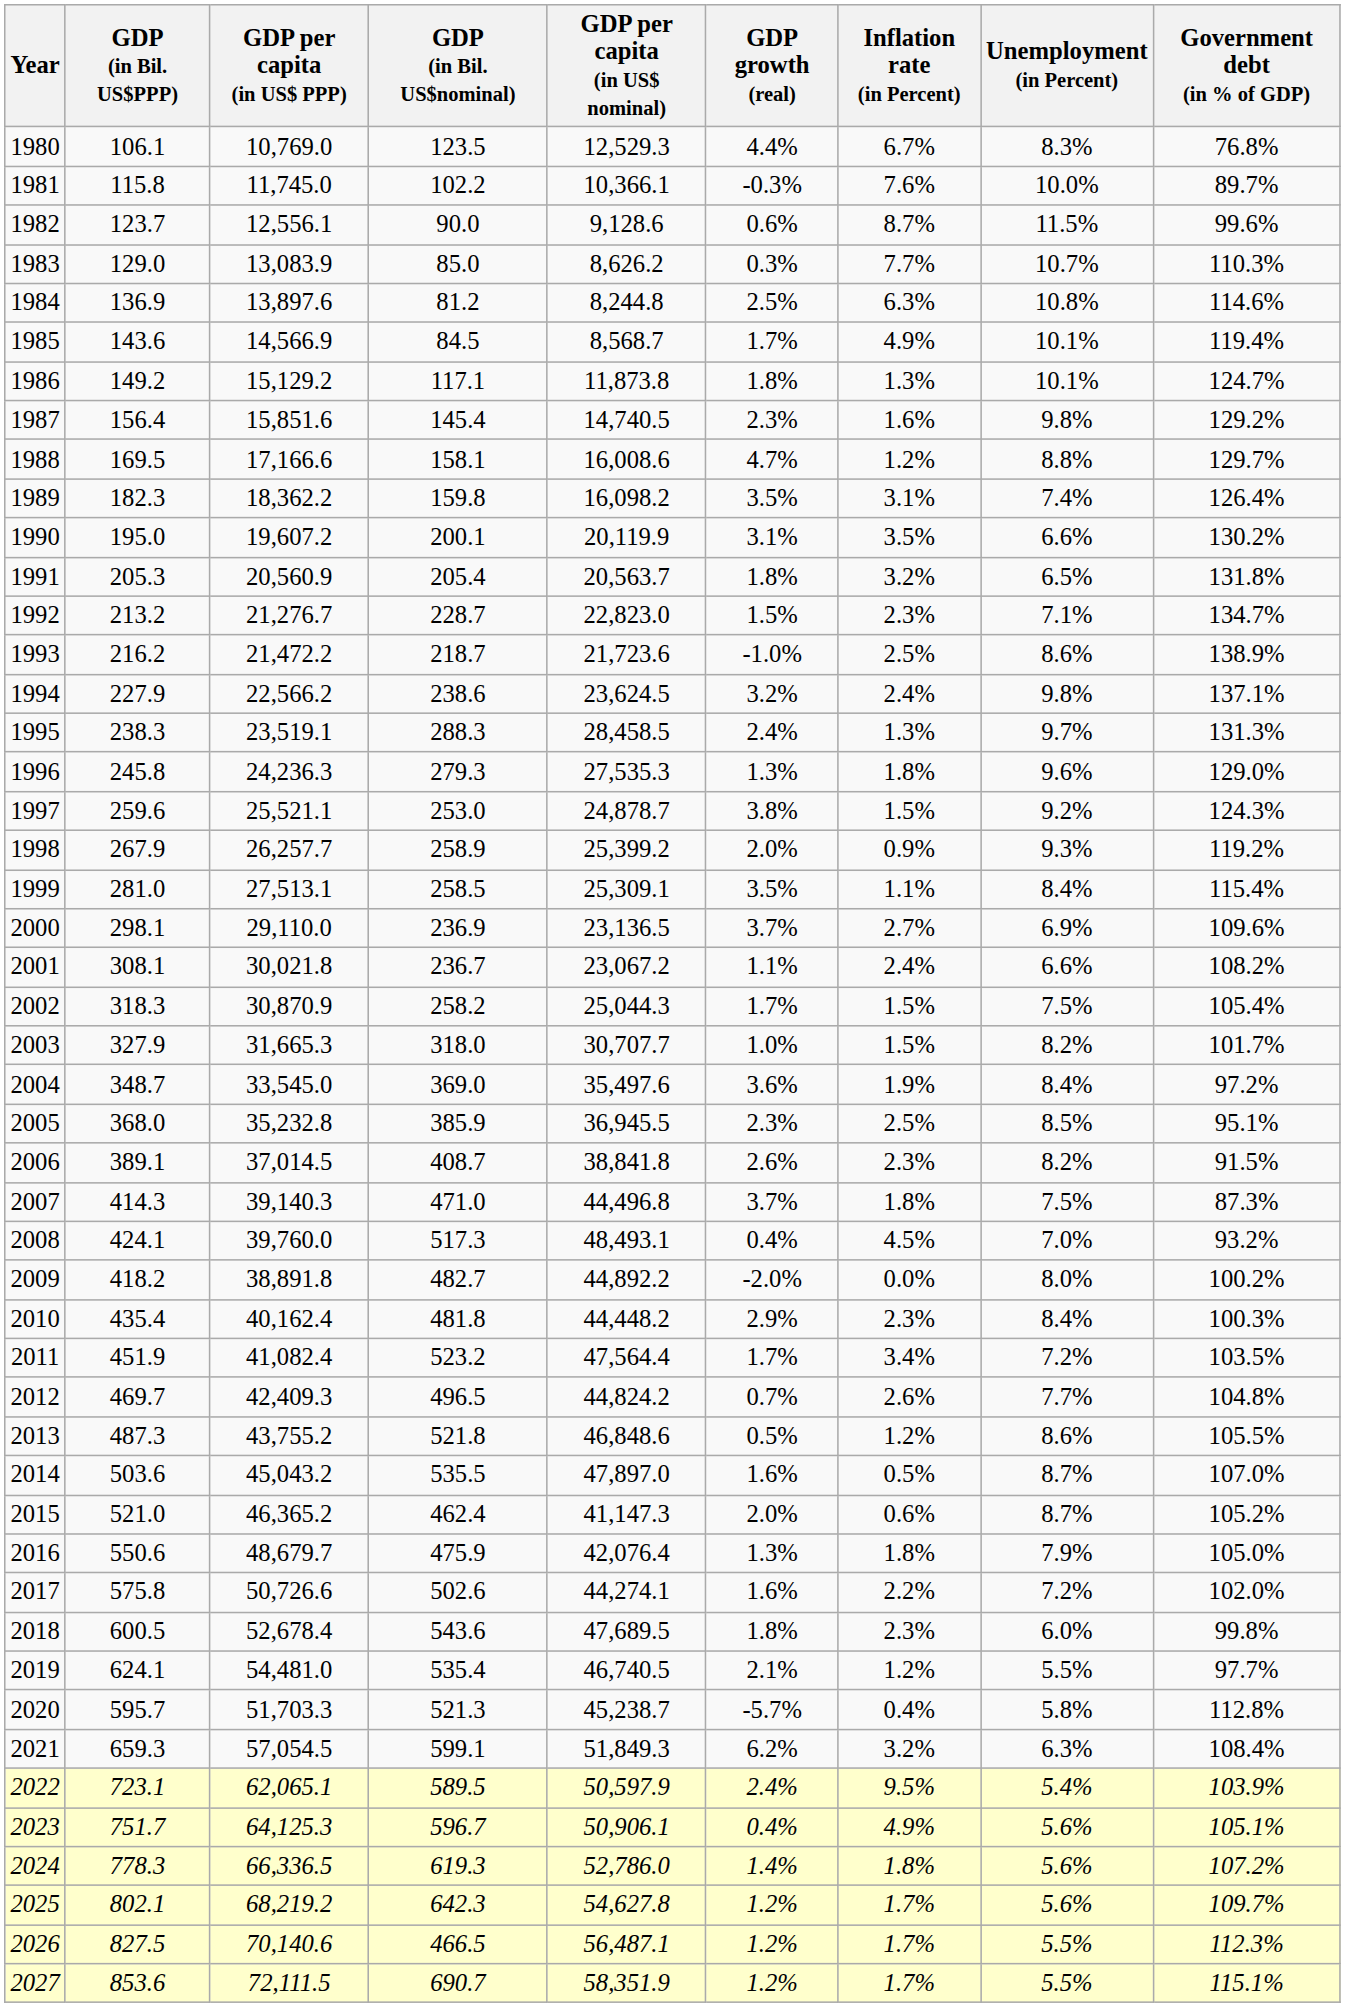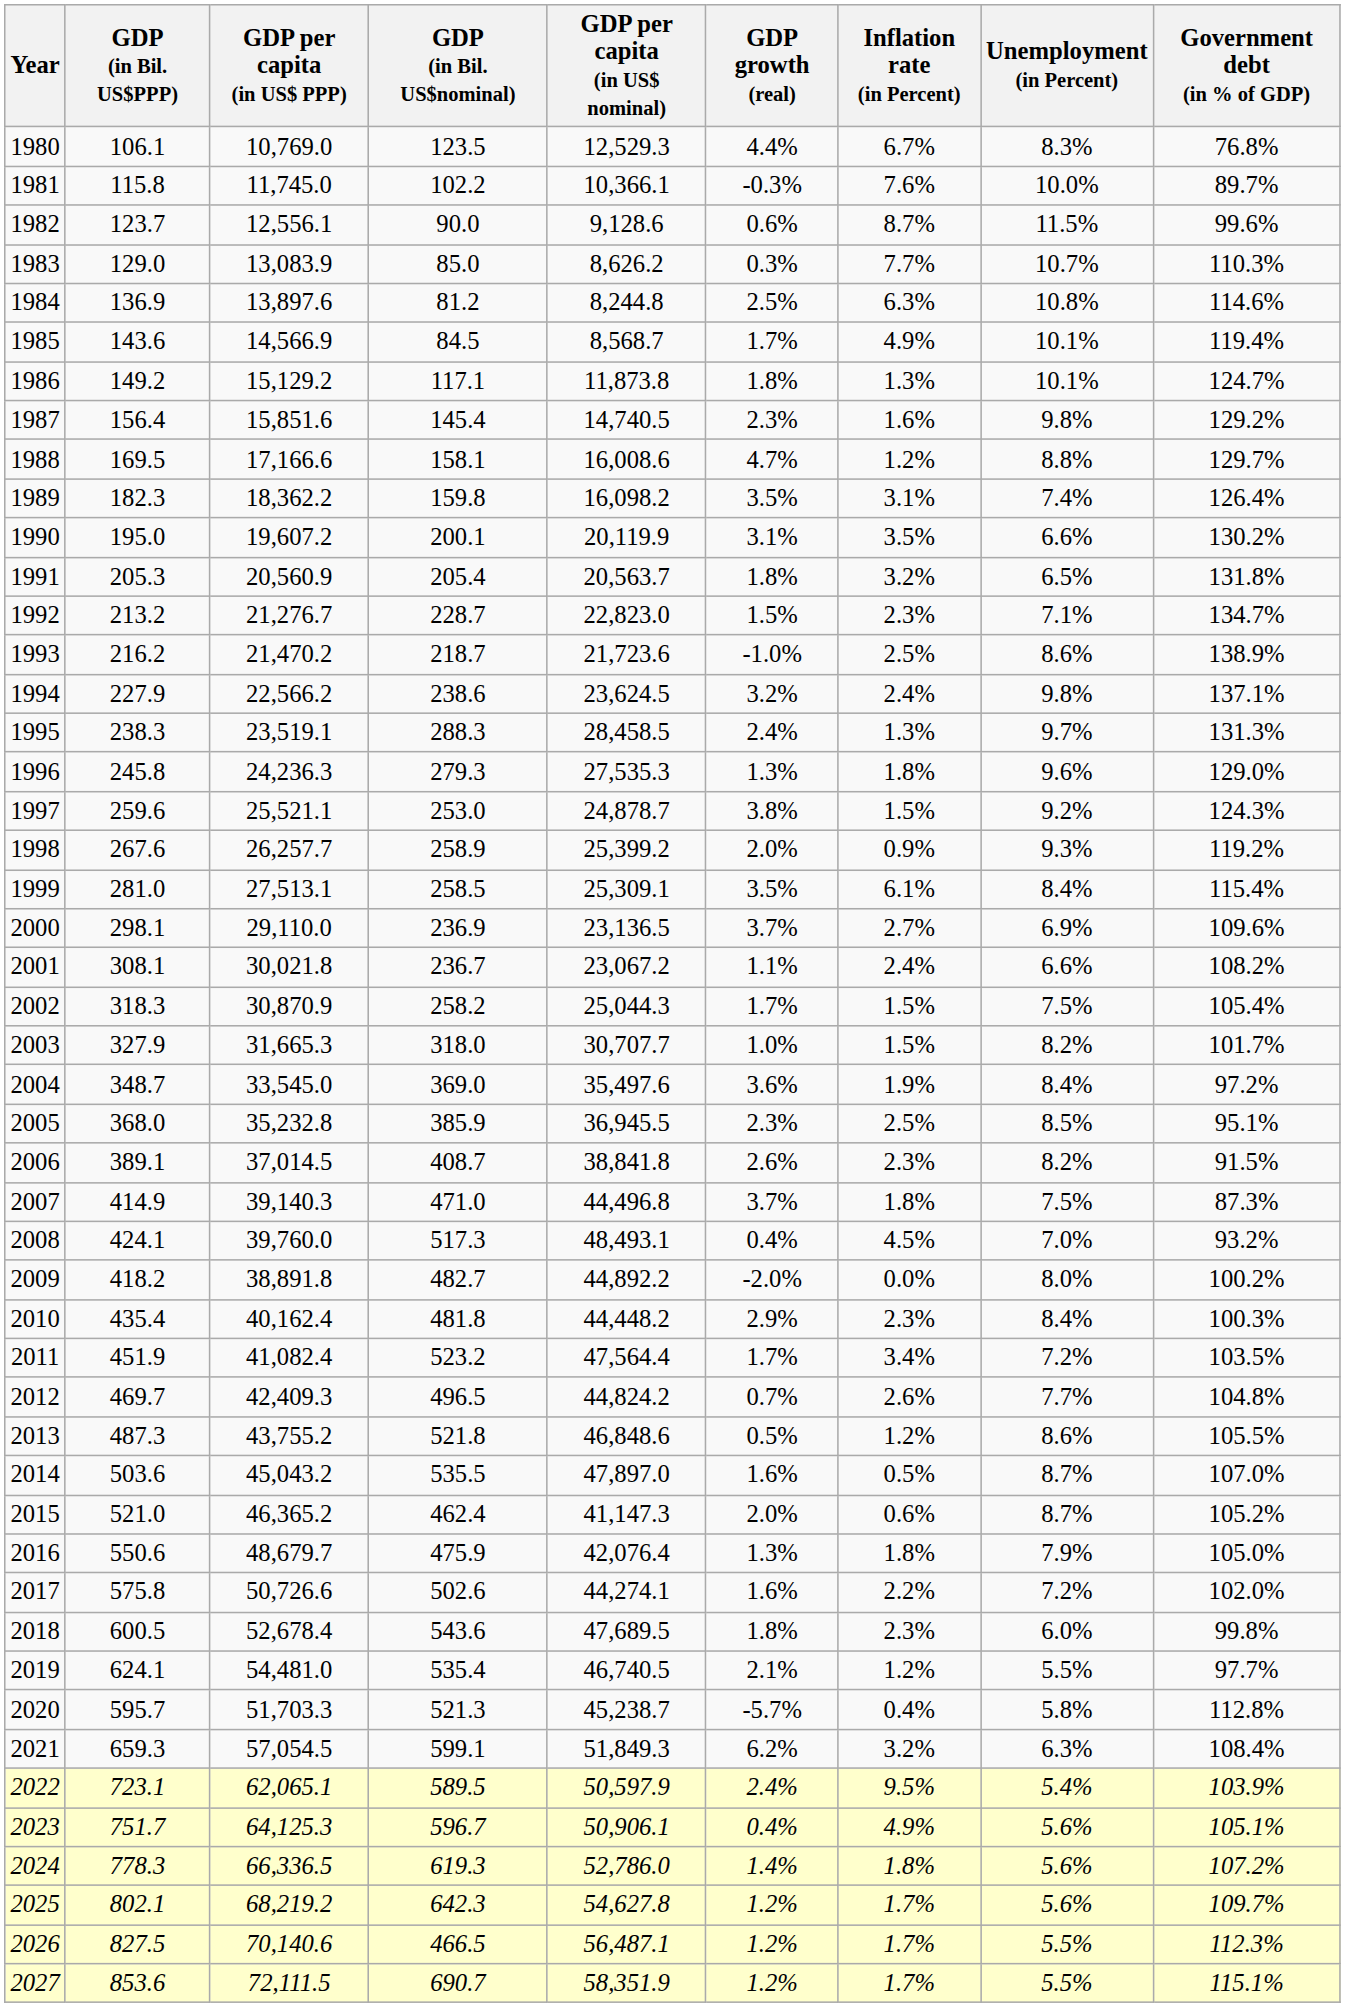(289, 654) 21,472.2 -> (289, 654) 21,470.2
(138, 849) 267.9 -> (138, 849) 267.6
(909, 888) 1.1% -> (909, 888) 6.1%
(138, 1201) 414.3 -> (138, 1201) 414.9
